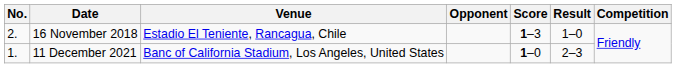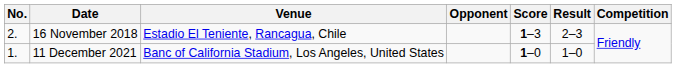(572, 33) 1–0 -> (572, 33) 2–3
(572, 53) 2–3 -> (572, 53) 1–0
